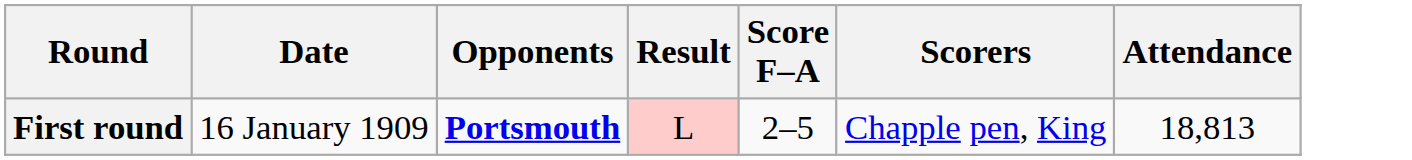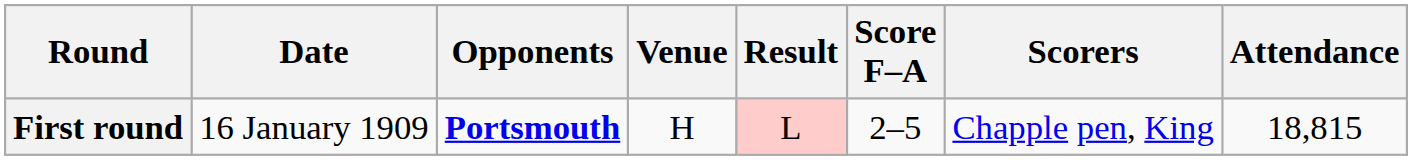+ column: (682, 51)
(1207, 126) 18,813 -> (1315, 126) 18,815
